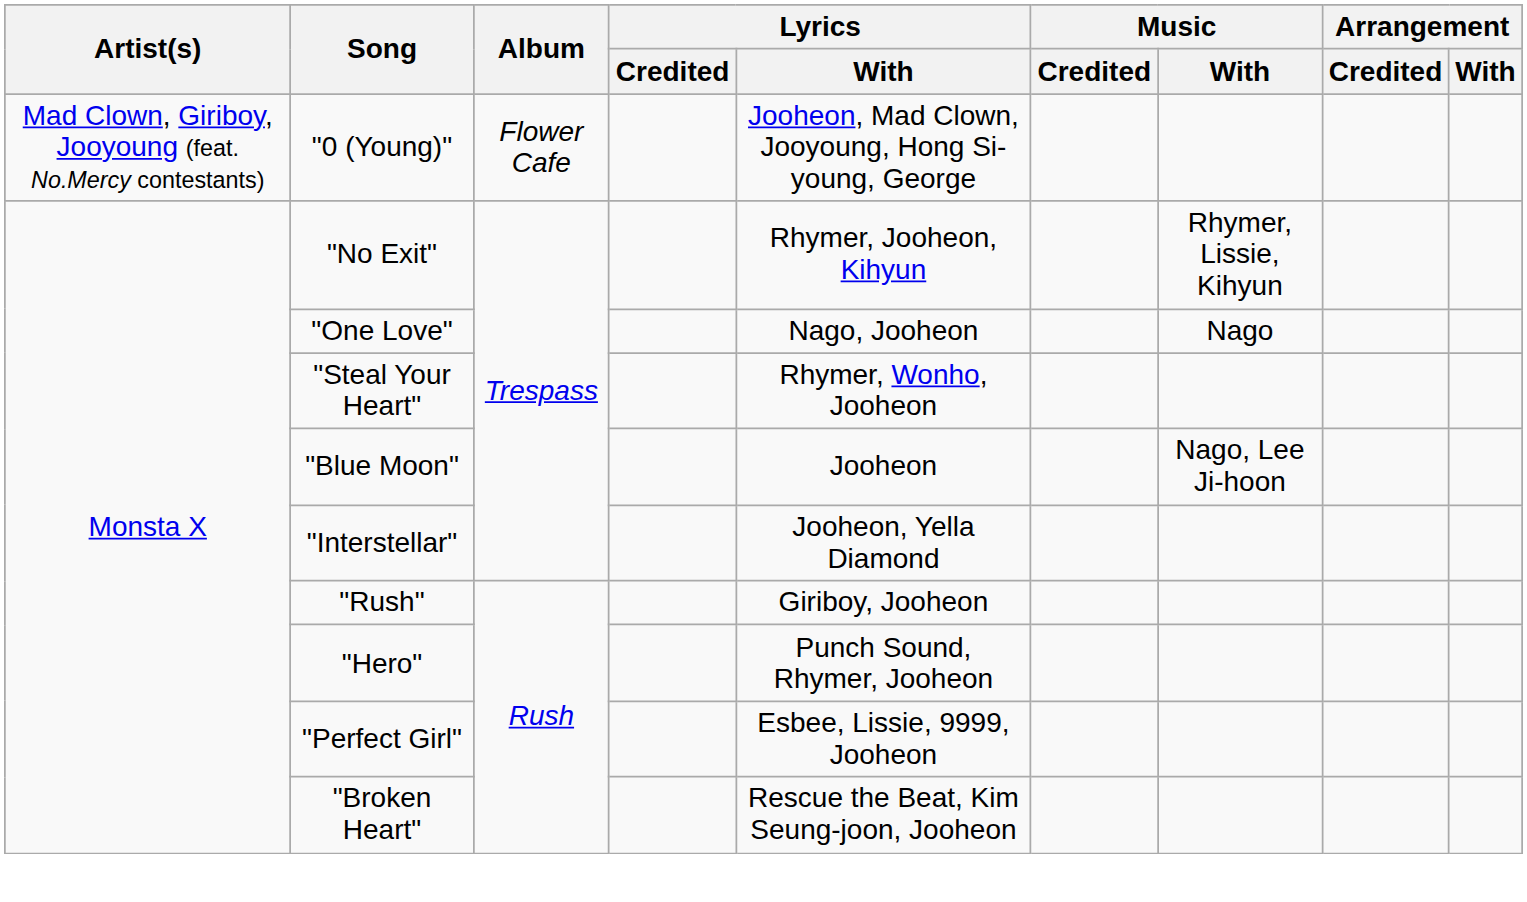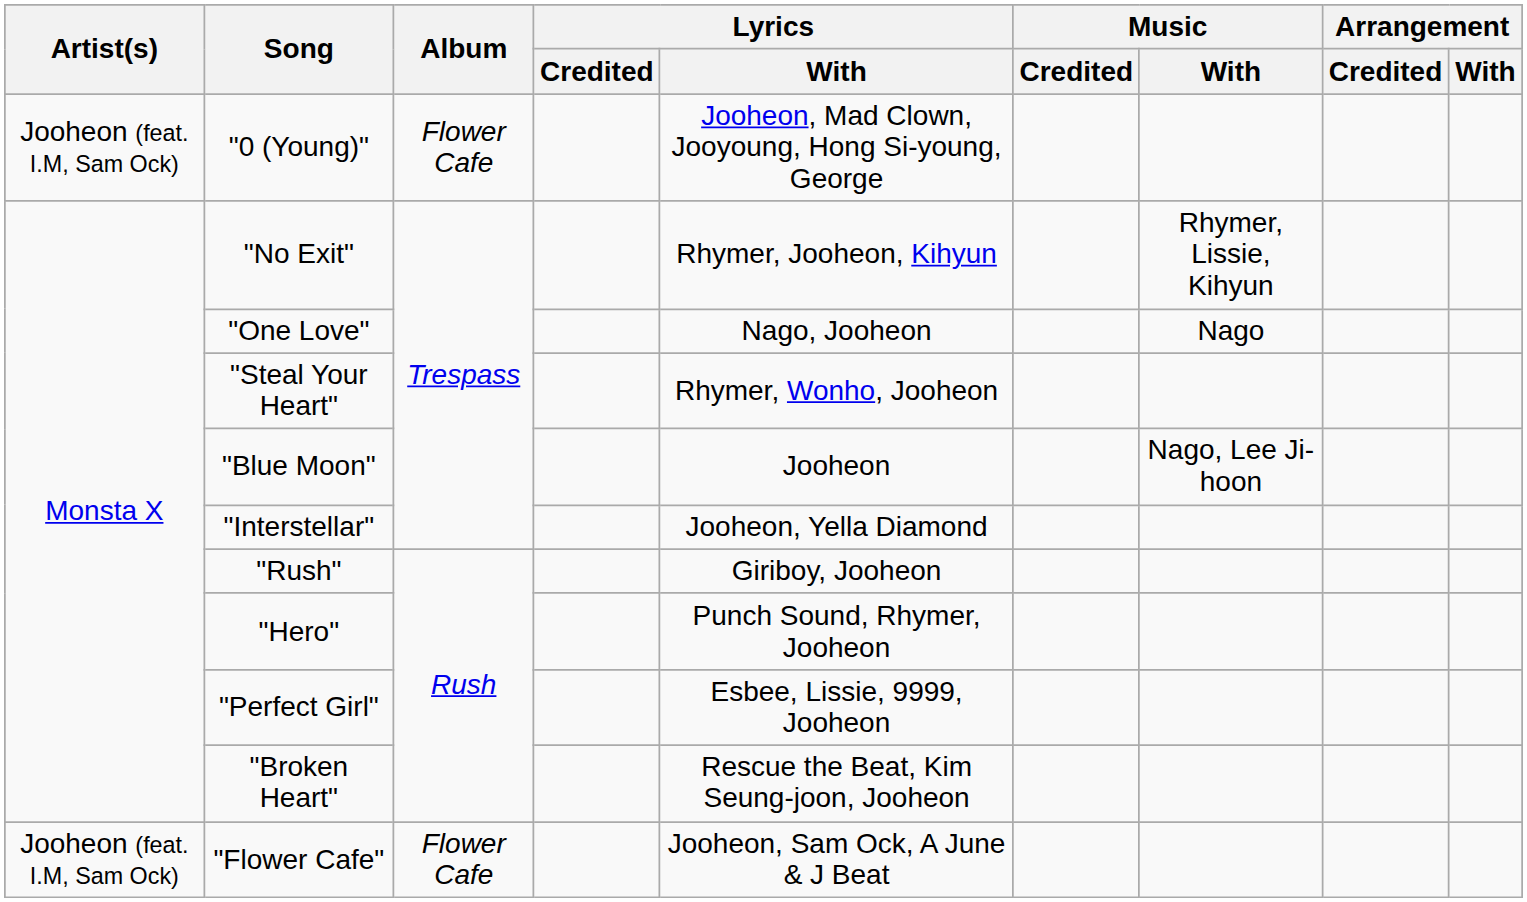(148, 147) Mad Clown, Giriboy, Jooyoung (feat. No.Mercy contestants) -> (104, 147) Jooheon (feat. I.M, Sam Ock)
+ row: (299, 858)
